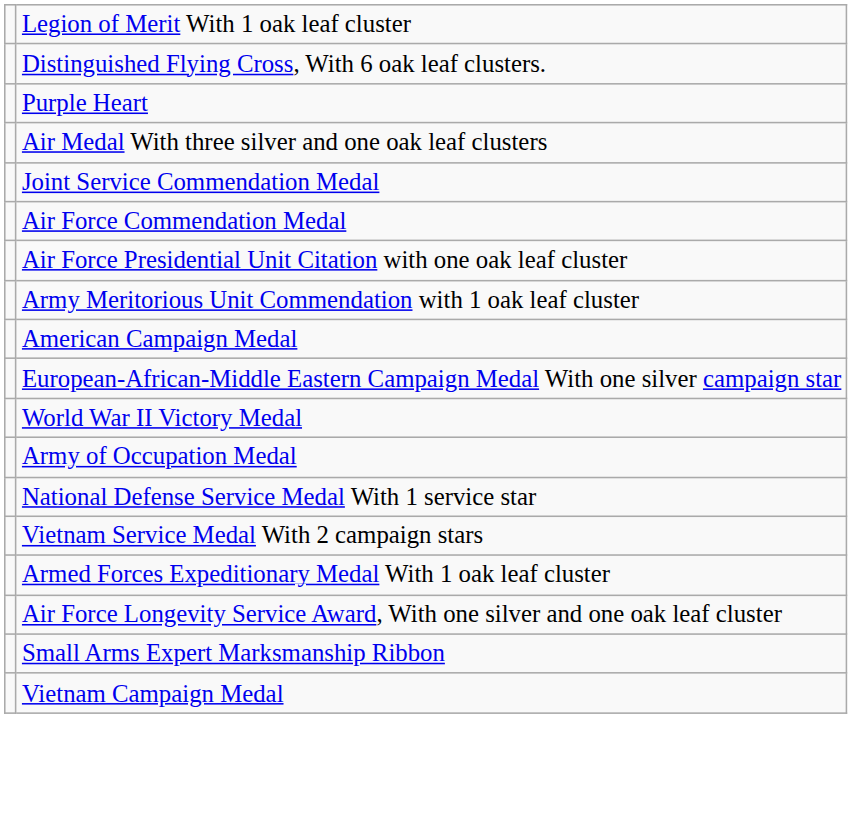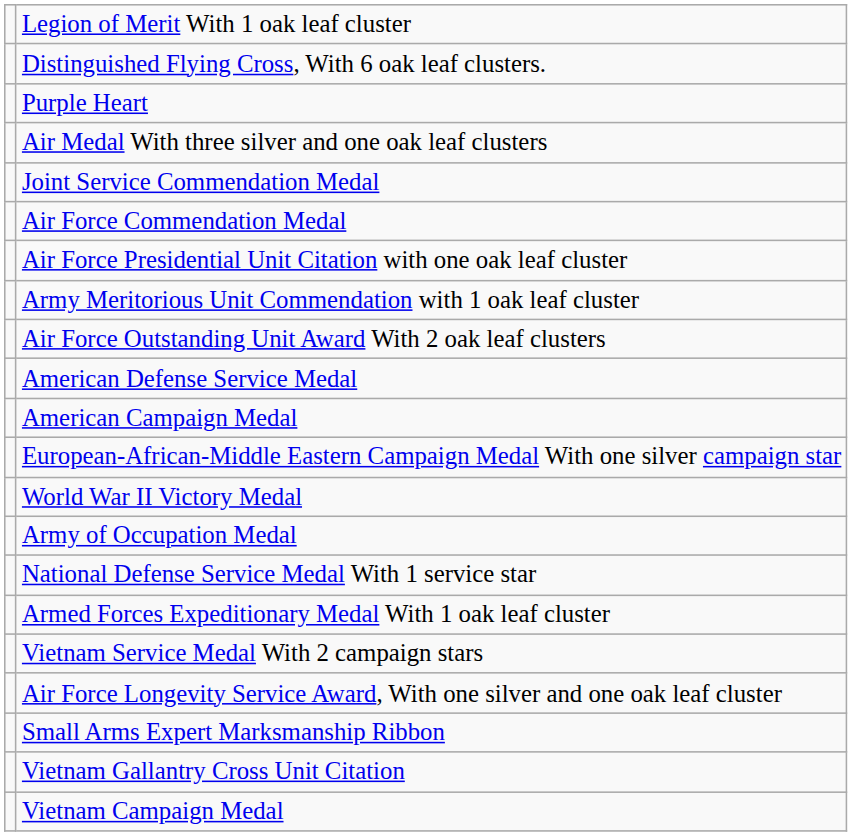+ row: (314, 338)
+ row: (190, 378)
rows swapped: (316, 574) <-> (253, 535)
+ row: (213, 771)
